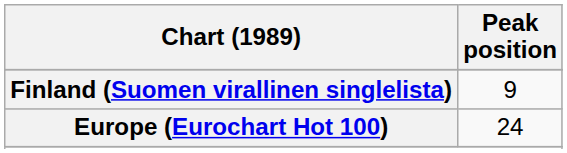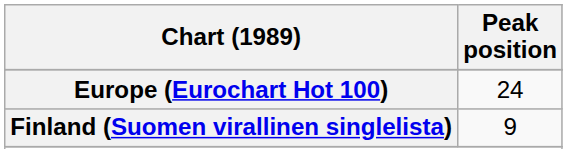rows swapped: (231, 127) <-> (231, 89)
